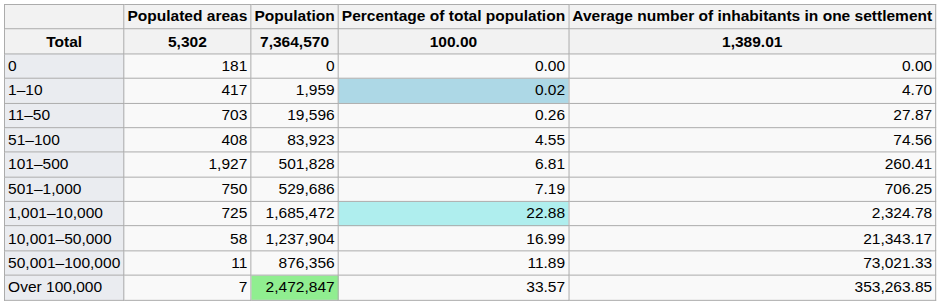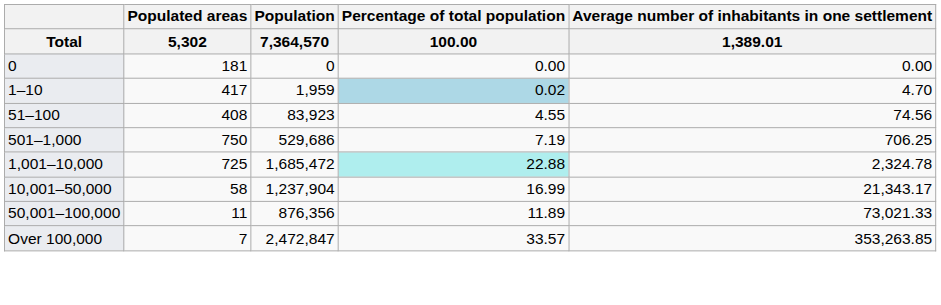- row: (29, 115)
- row: (38, 164)
(300, 287) lightgreen background -> (300, 238) no background
